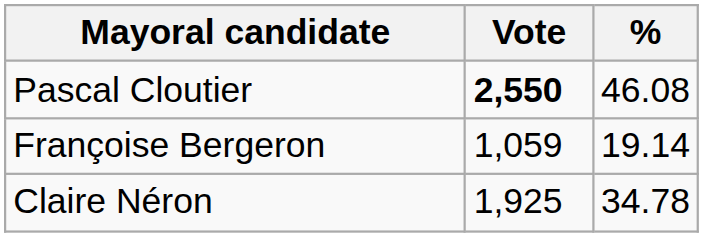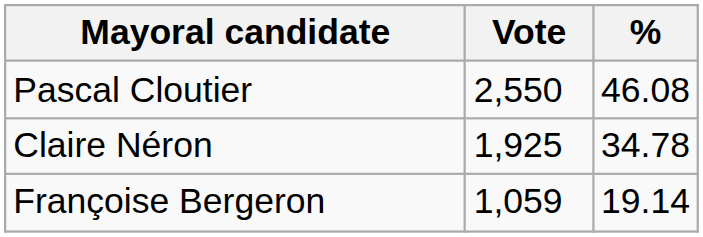(518, 88) bold -> (518, 88) normal
rows swapped: (113, 201) <-> (169, 145)
